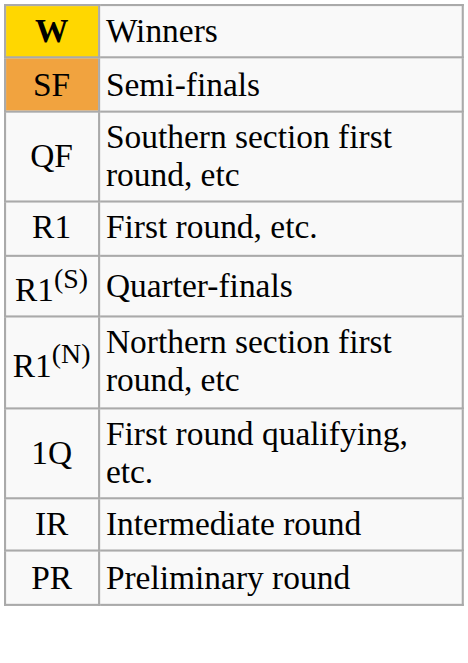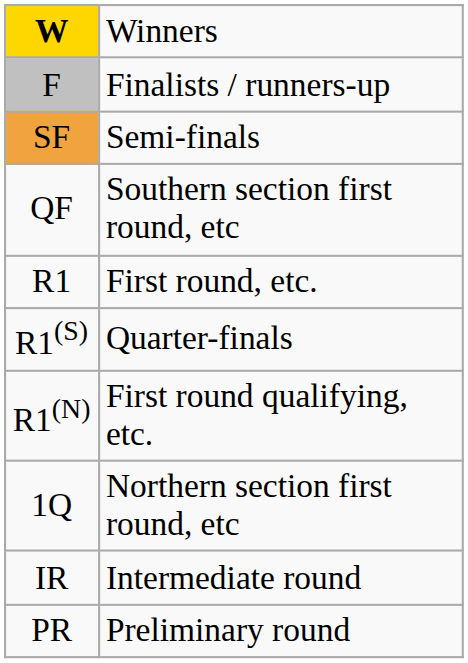+ row: (52, 84)
(249, 361) Northern section first round, etc -> (257, 414) First round qualifying, etc.
(257, 452) First round qualifying, etc. -> (249, 505) Northern section first round, etc
